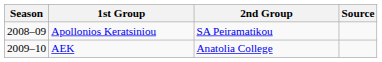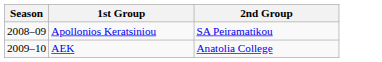- column: (358, 13)
